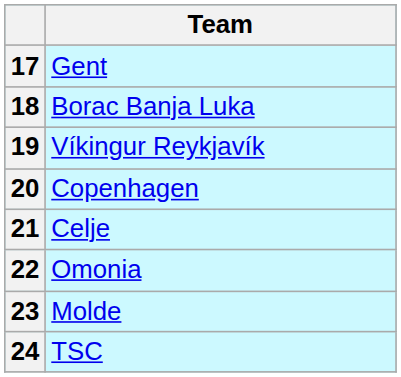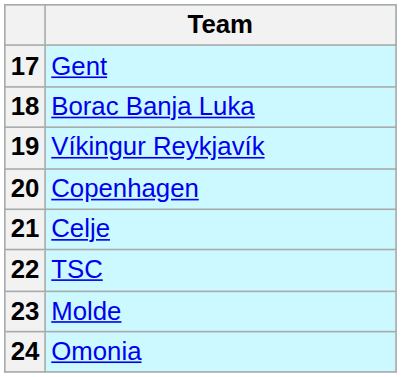(96, 270) Omonia -> (77, 270) TSC
(77, 351) TSC -> (96, 351) Omonia
